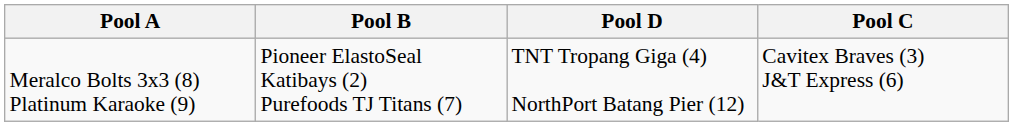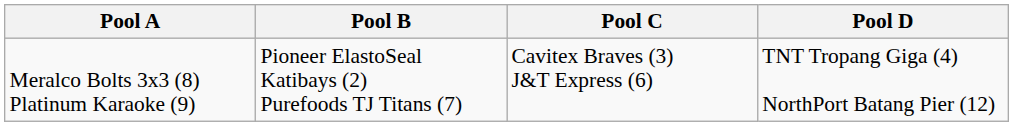columns swapped: (883, 21) <-> (632, 21)
